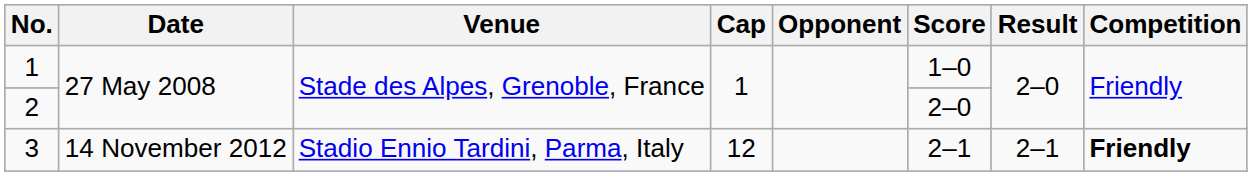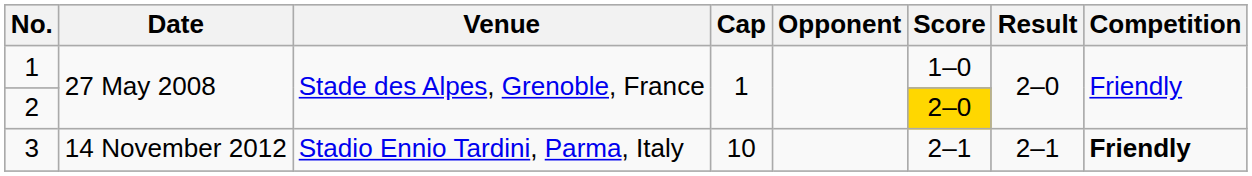(949, 107) no background -> (949, 107) gold background
(741, 149) 12 -> (741, 149) 10
